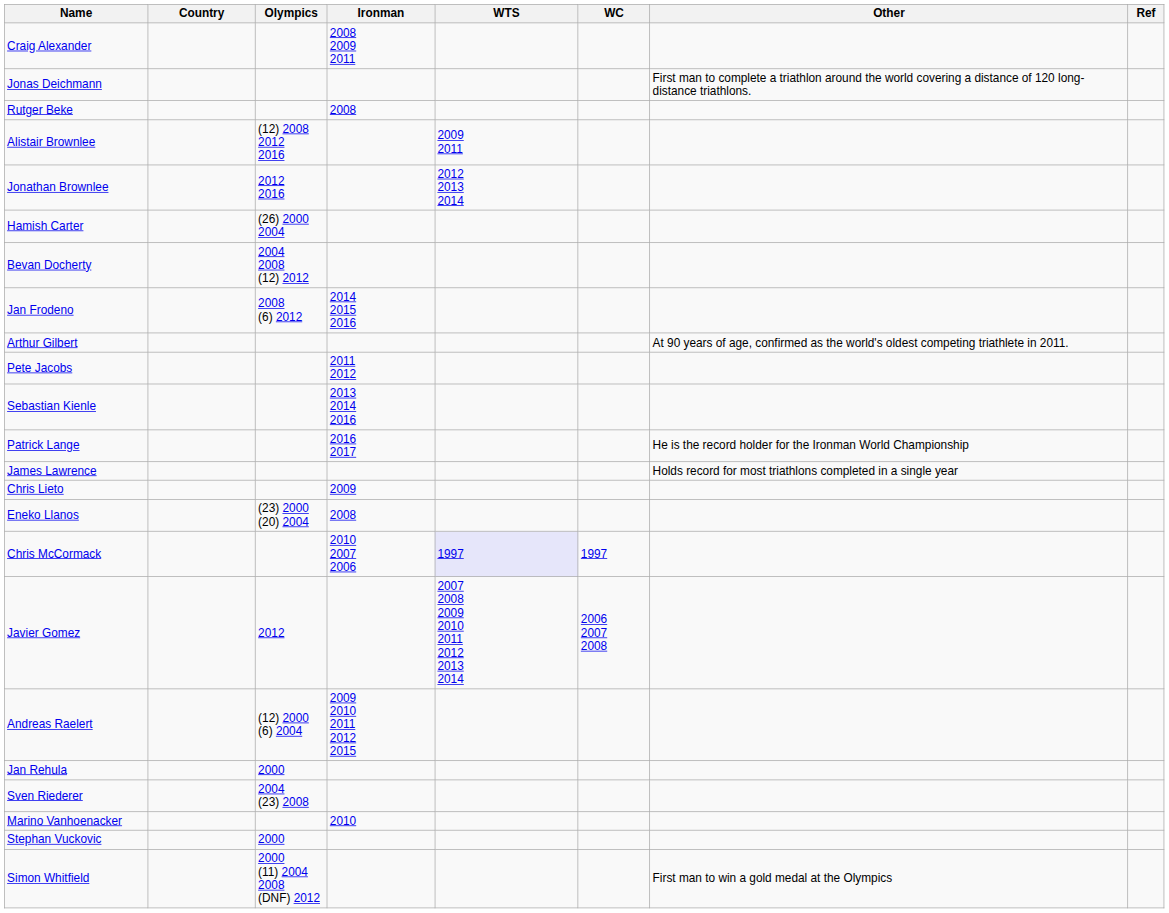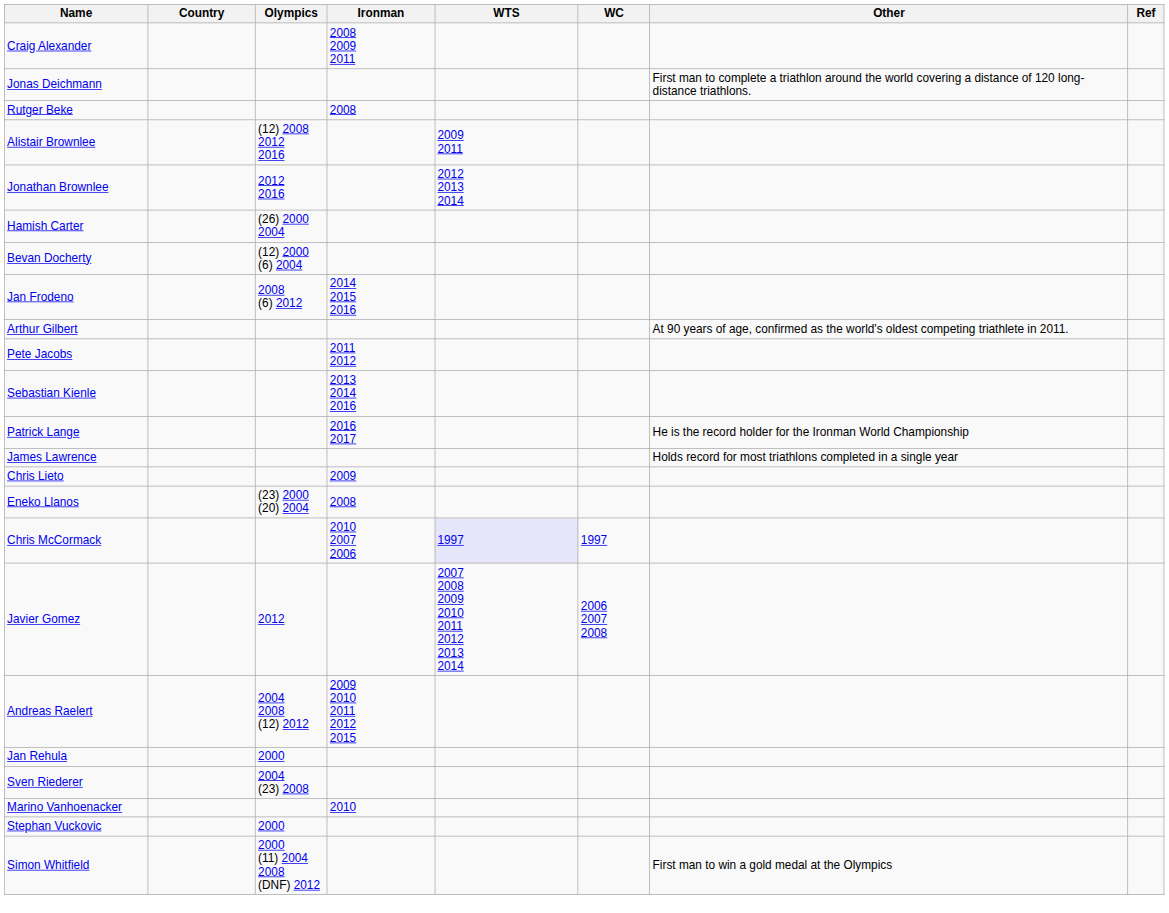(283, 265) 2004 2008 (12) 2012 -> (283, 258) (12) 2000 (6) 2004
(283, 724) (12) 2000 (6) 2004 -> (283, 711) 2004 2008 (12) 2012
